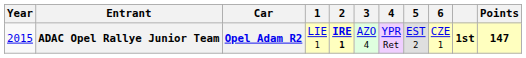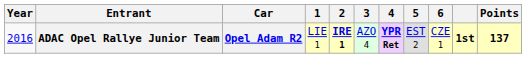(20, 38) 2015 -> (20, 38) 2016
(391, 37) normal -> (391, 38) bold
(499, 38) 147 -> (499, 38) 137
